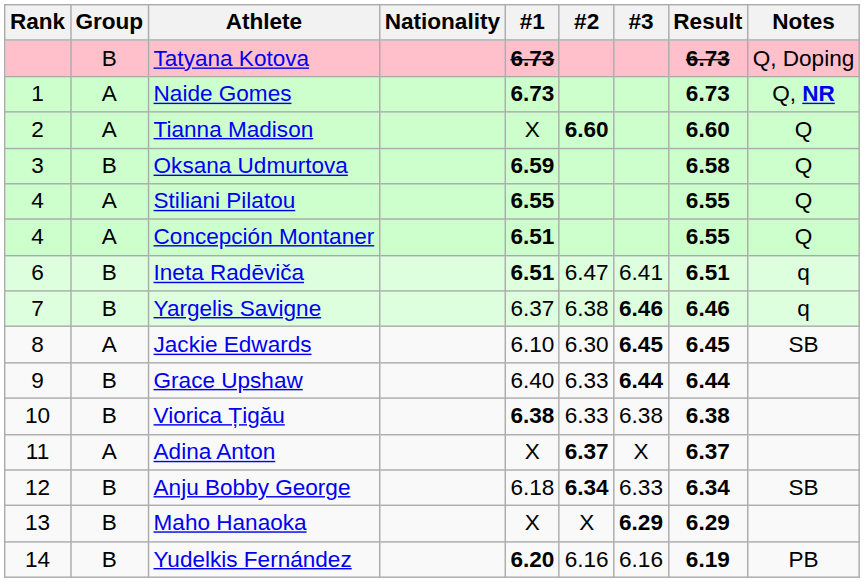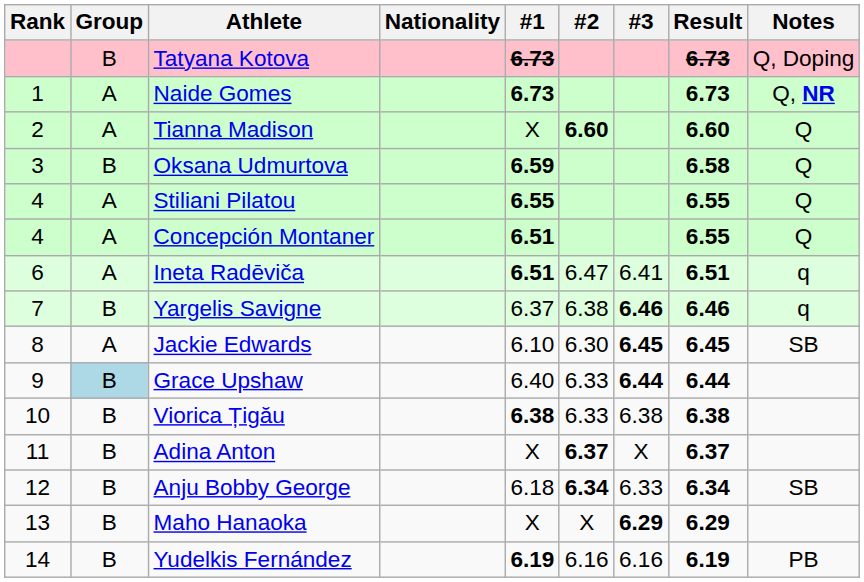(109, 272) B -> (109, 272) A
(109, 380) no background -> (109, 380) lightblue background
(109, 451) A -> (109, 451) B
(532, 559) 6.20 -> (532, 559) 6.19
